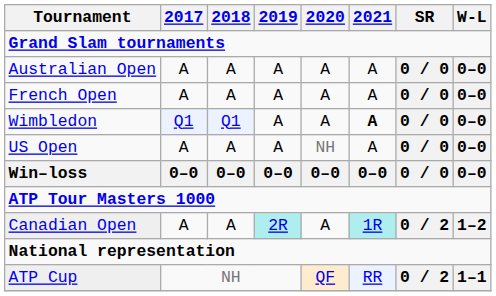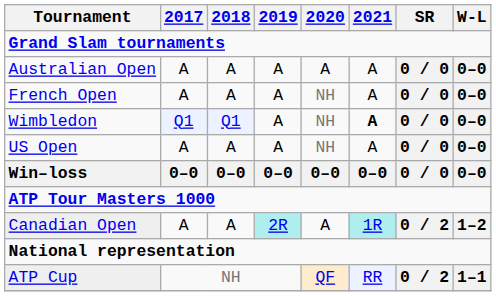(325, 95) A -> (325, 95) NH
(325, 121) A -> (325, 121) NH
